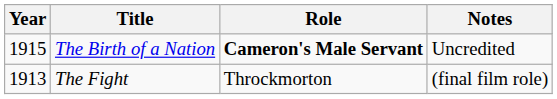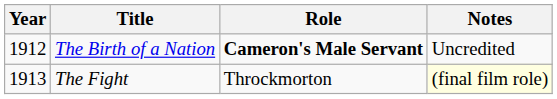(28, 49) 1915 -> (28, 49) 1912
(490, 78) no background -> (490, 78) lightyellow background
